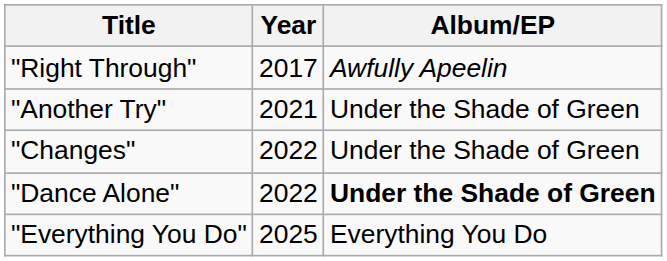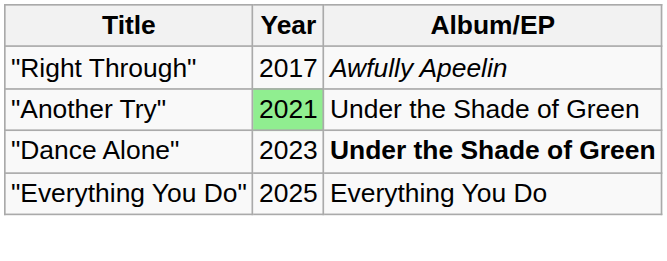(288, 109) no background -> (288, 109) lightgreen background
- row: (73, 151)
(288, 192) 2022 -> (288, 151) 2023
